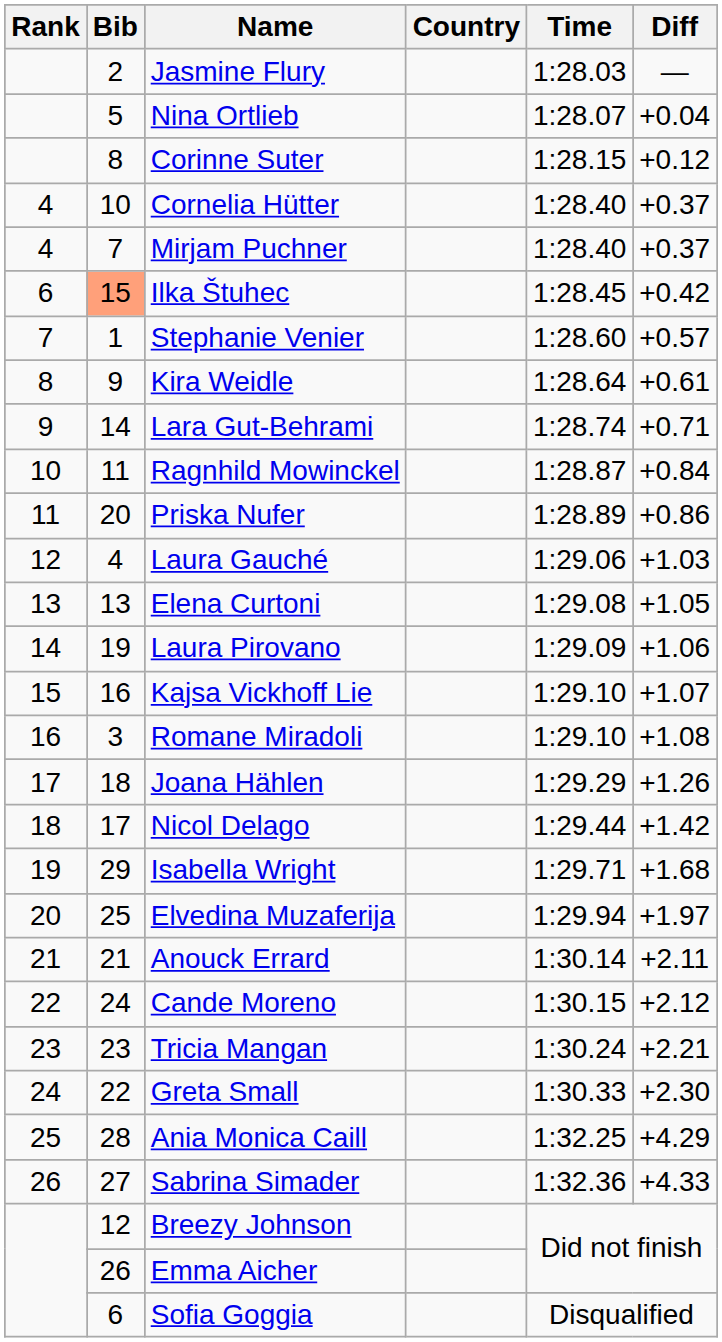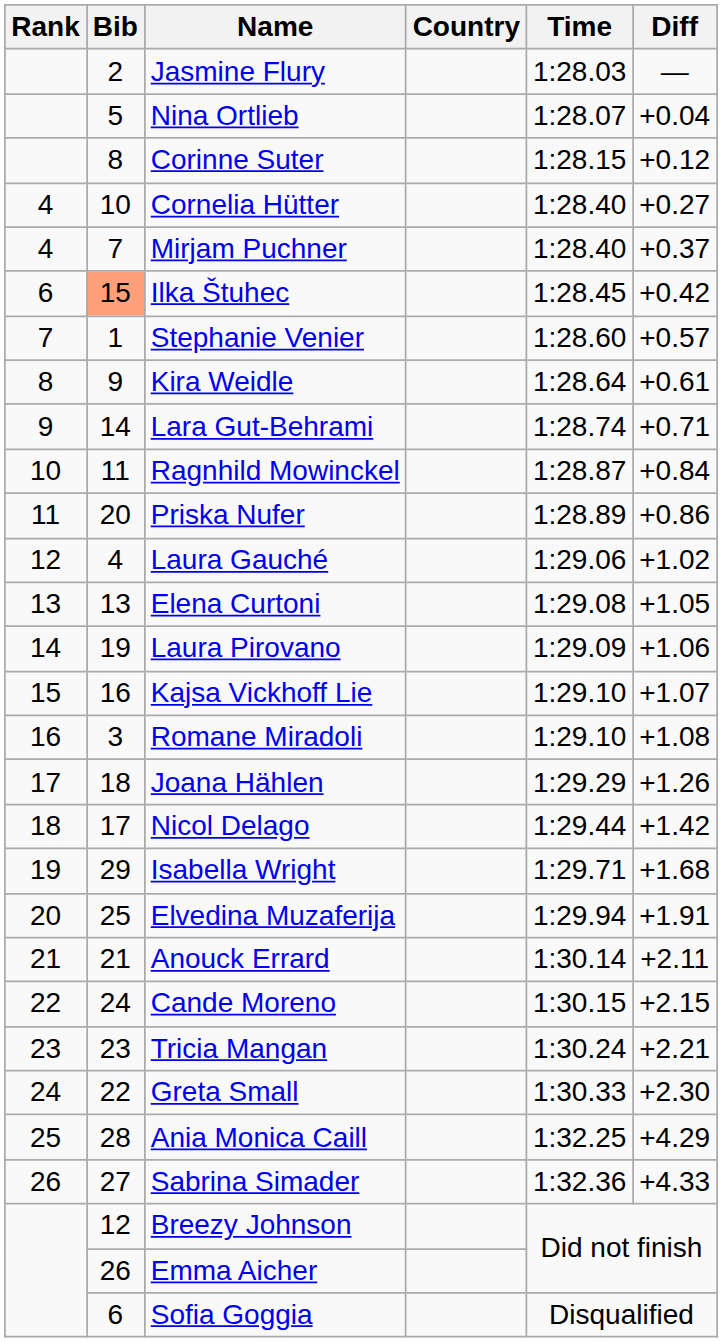(675, 204) +0.37 -> (675, 204) +0.27
(675, 559) +1.03 -> (675, 559) +1.02
(675, 914) +1.97 -> (675, 914) +1.91
(675, 1003) +2.12 -> (675, 1003) +2.15
